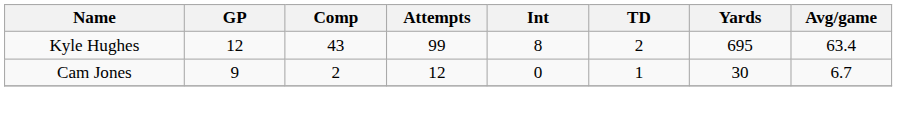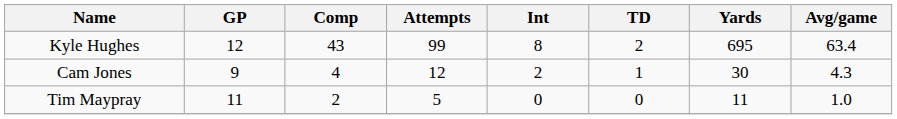(336, 72) 2 -> (336, 72) 4
(538, 72) 0 -> (538, 72) 2
(841, 72) 6.7 -> (841, 72) 4.3
+ row: (94, 99)
